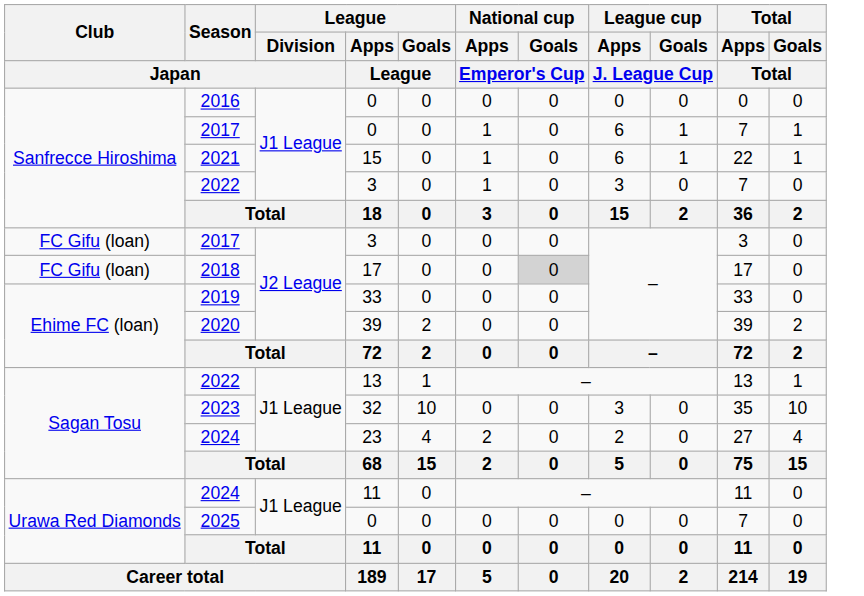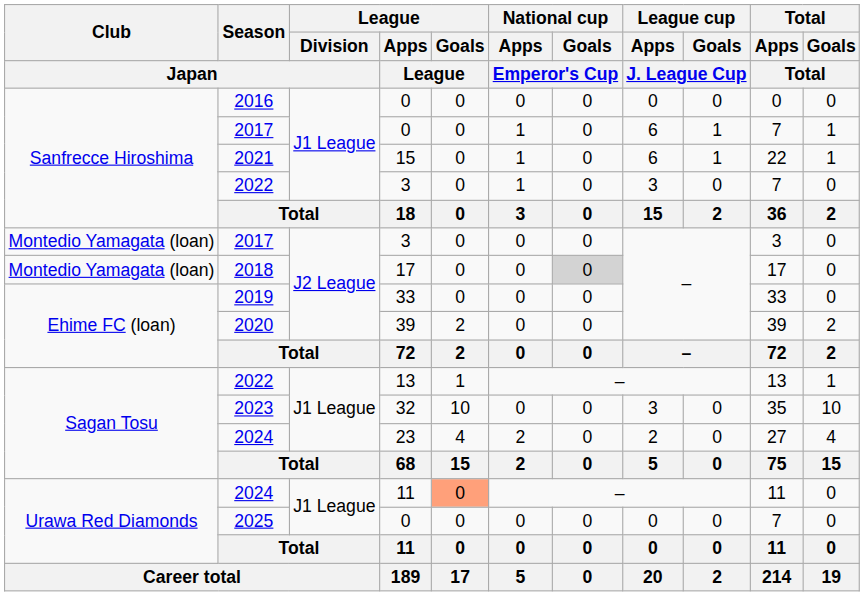(95, 241) FC Gifu (loan) -> (112, 241) Montedio Yamagata (loan)
(95, 269) FC Gifu (loan) -> (112, 269) Montedio Yamagata (loan)
(427, 492) no background -> (460, 492) lightsalmon background
